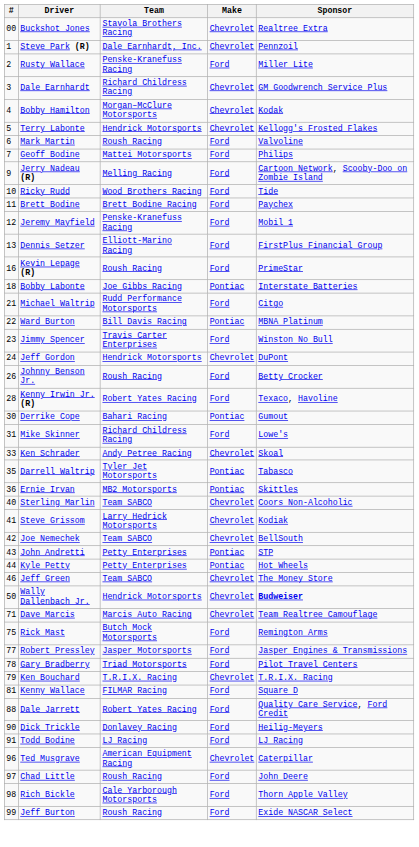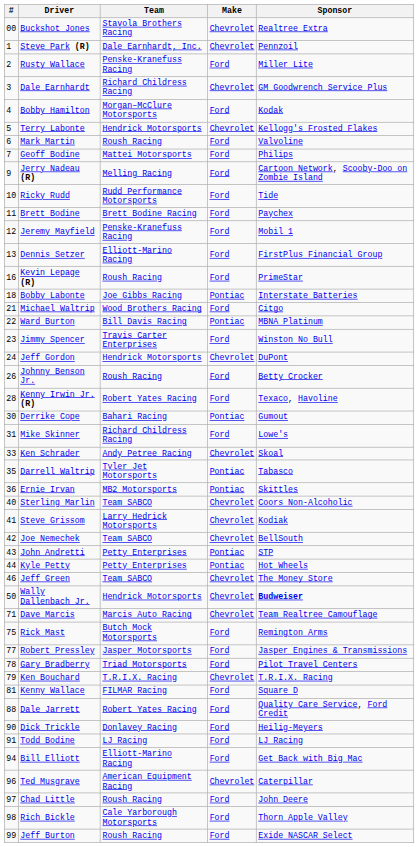(232, 111) Chevrolet -> (220, 111) Ford
(152, 192) Wood Brothers Racing -> (142, 197) Rudd Performance Motorsports
(142, 305) Rudd Performance Motorsports -> (152, 310) Wood Brothers Racing
+ row: (50, 759)
